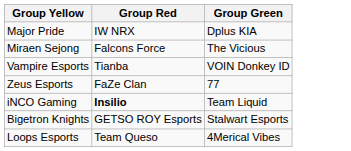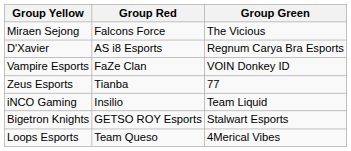- row: (36, 31)
+ row: (28, 48)
(111, 66) Tianba -> (120, 66) FaZe Clan
(120, 84) FaZe Clan -> (111, 84) Tianba
(110, 102) bold -> (109, 102) normal
